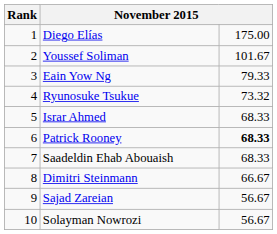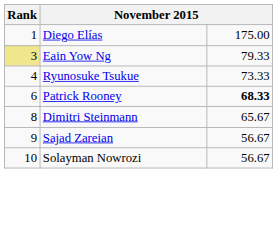- row: (86, 55)
(34, 75) no background -> (34, 55) khaki background
(255, 96) 73.32 -> (255, 75) 73.33
- row: (74, 116)
- row: (108, 157)
(255, 178) 66.67 -> (255, 116) 65.67
